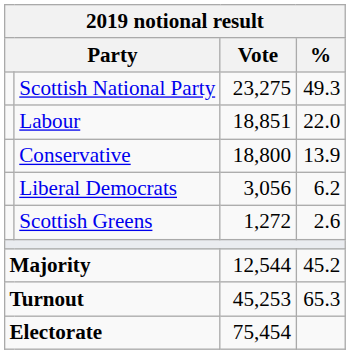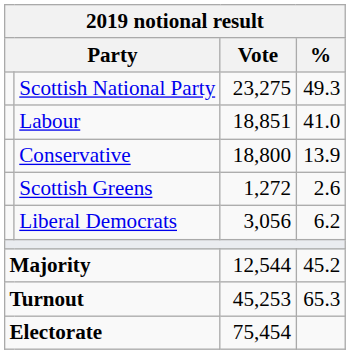(322, 121) 22.0 -> (322, 121) 41.0
rows swapped: (98, 188) <-> (86, 222)
